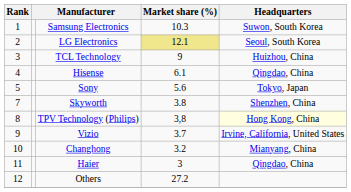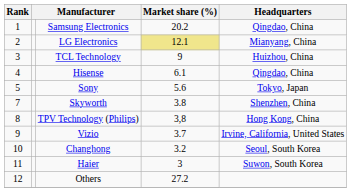(180, 27) 10.3 -> (180, 27) 20.2
(283, 27) Suwon, South Korea -> (283, 27) Qingdao, China
(283, 42) Seoul, South Korea -> (283, 42) Mianyang, China
(283, 118) lightyellow background -> (283, 118) no background
(283, 149) Mianyang, China -> (283, 149) Seoul, South Korea
(283, 164) Qingdao, China -> (283, 164) Suwon, South Korea
